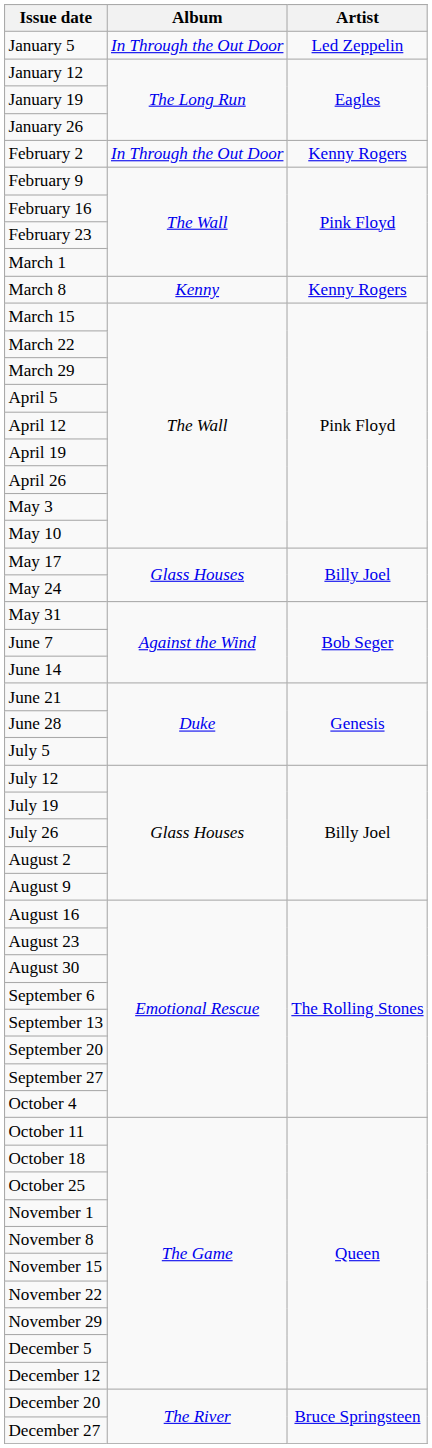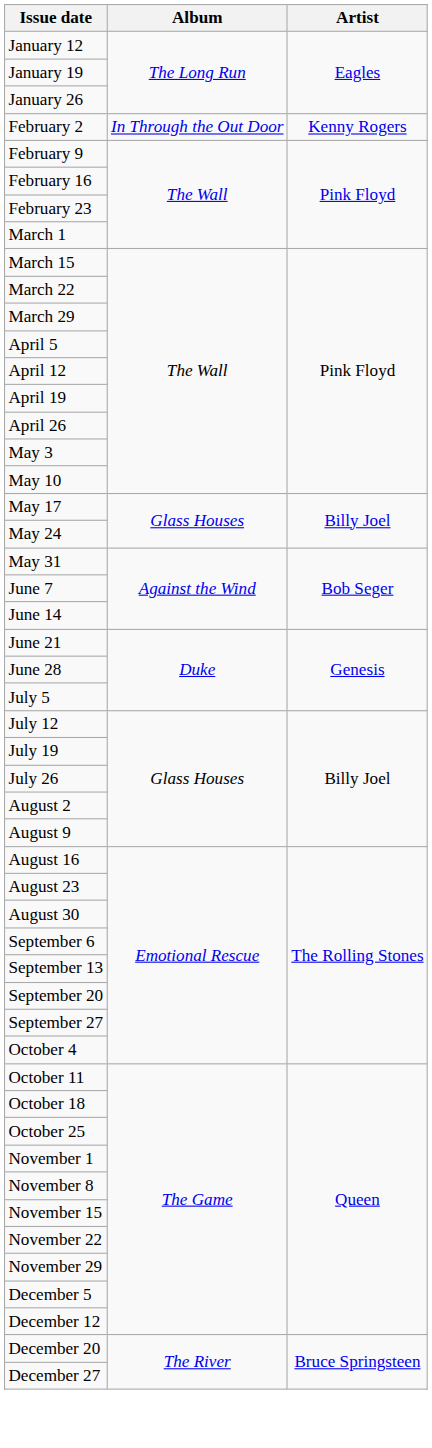- row: (42, 45)
- row: (37, 289)
